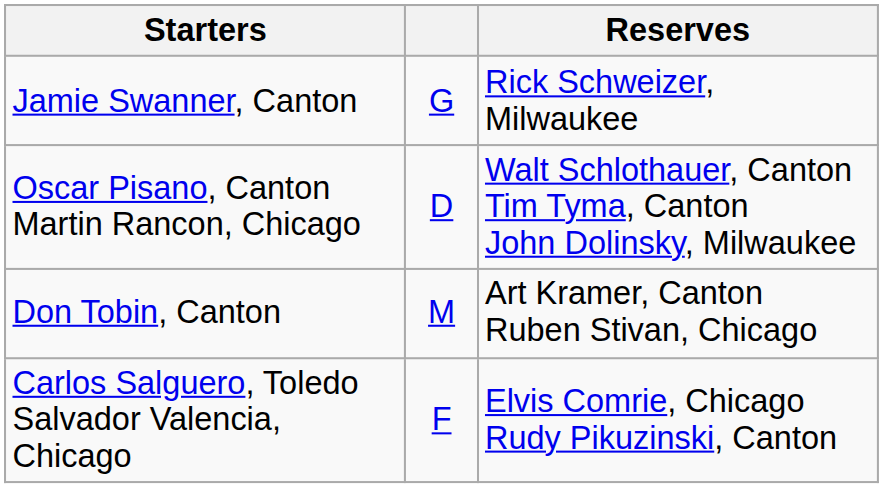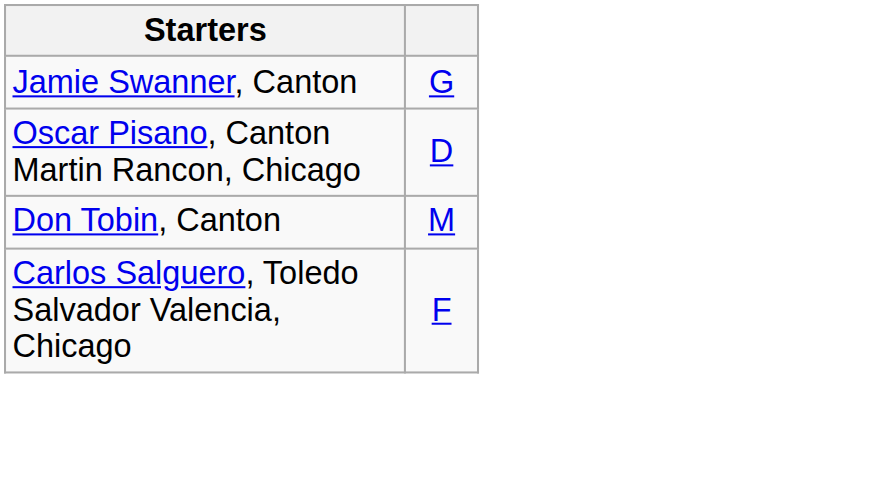- column: (678, 30)
